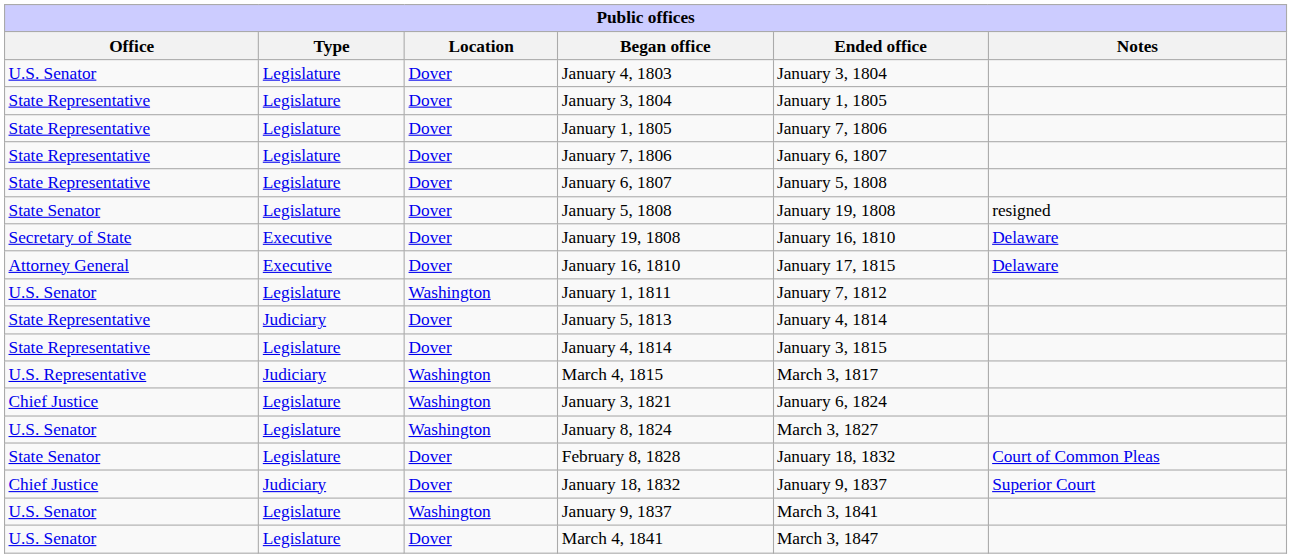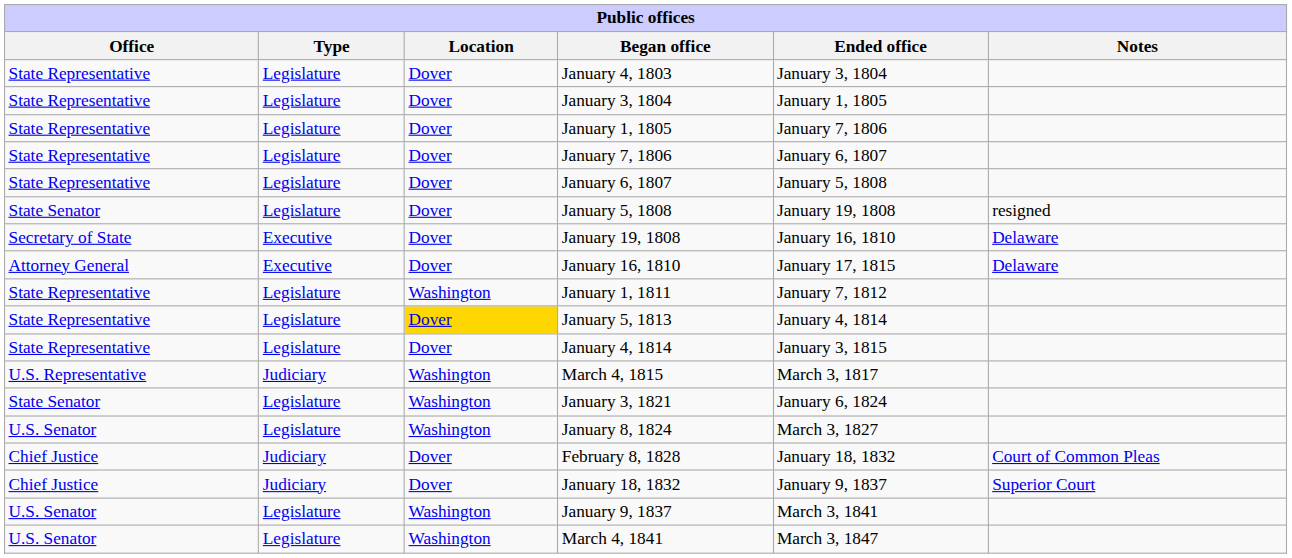(52, 73) U.S. Senator -> (79, 73) State Representative
(52, 292) U.S. Senator -> (79, 292) State Representative
(294, 319) Judiciary -> (302, 319) Legislature
(430, 319) no background -> (430, 319) gold background
(53, 401) Chief Justice -> (54, 401) State Senator
(54, 456) State Senator -> (53, 456) Chief Justice
(302, 456) Legislature -> (294, 456) Judiciary
(430, 538) Dover -> (450, 538) Washington
